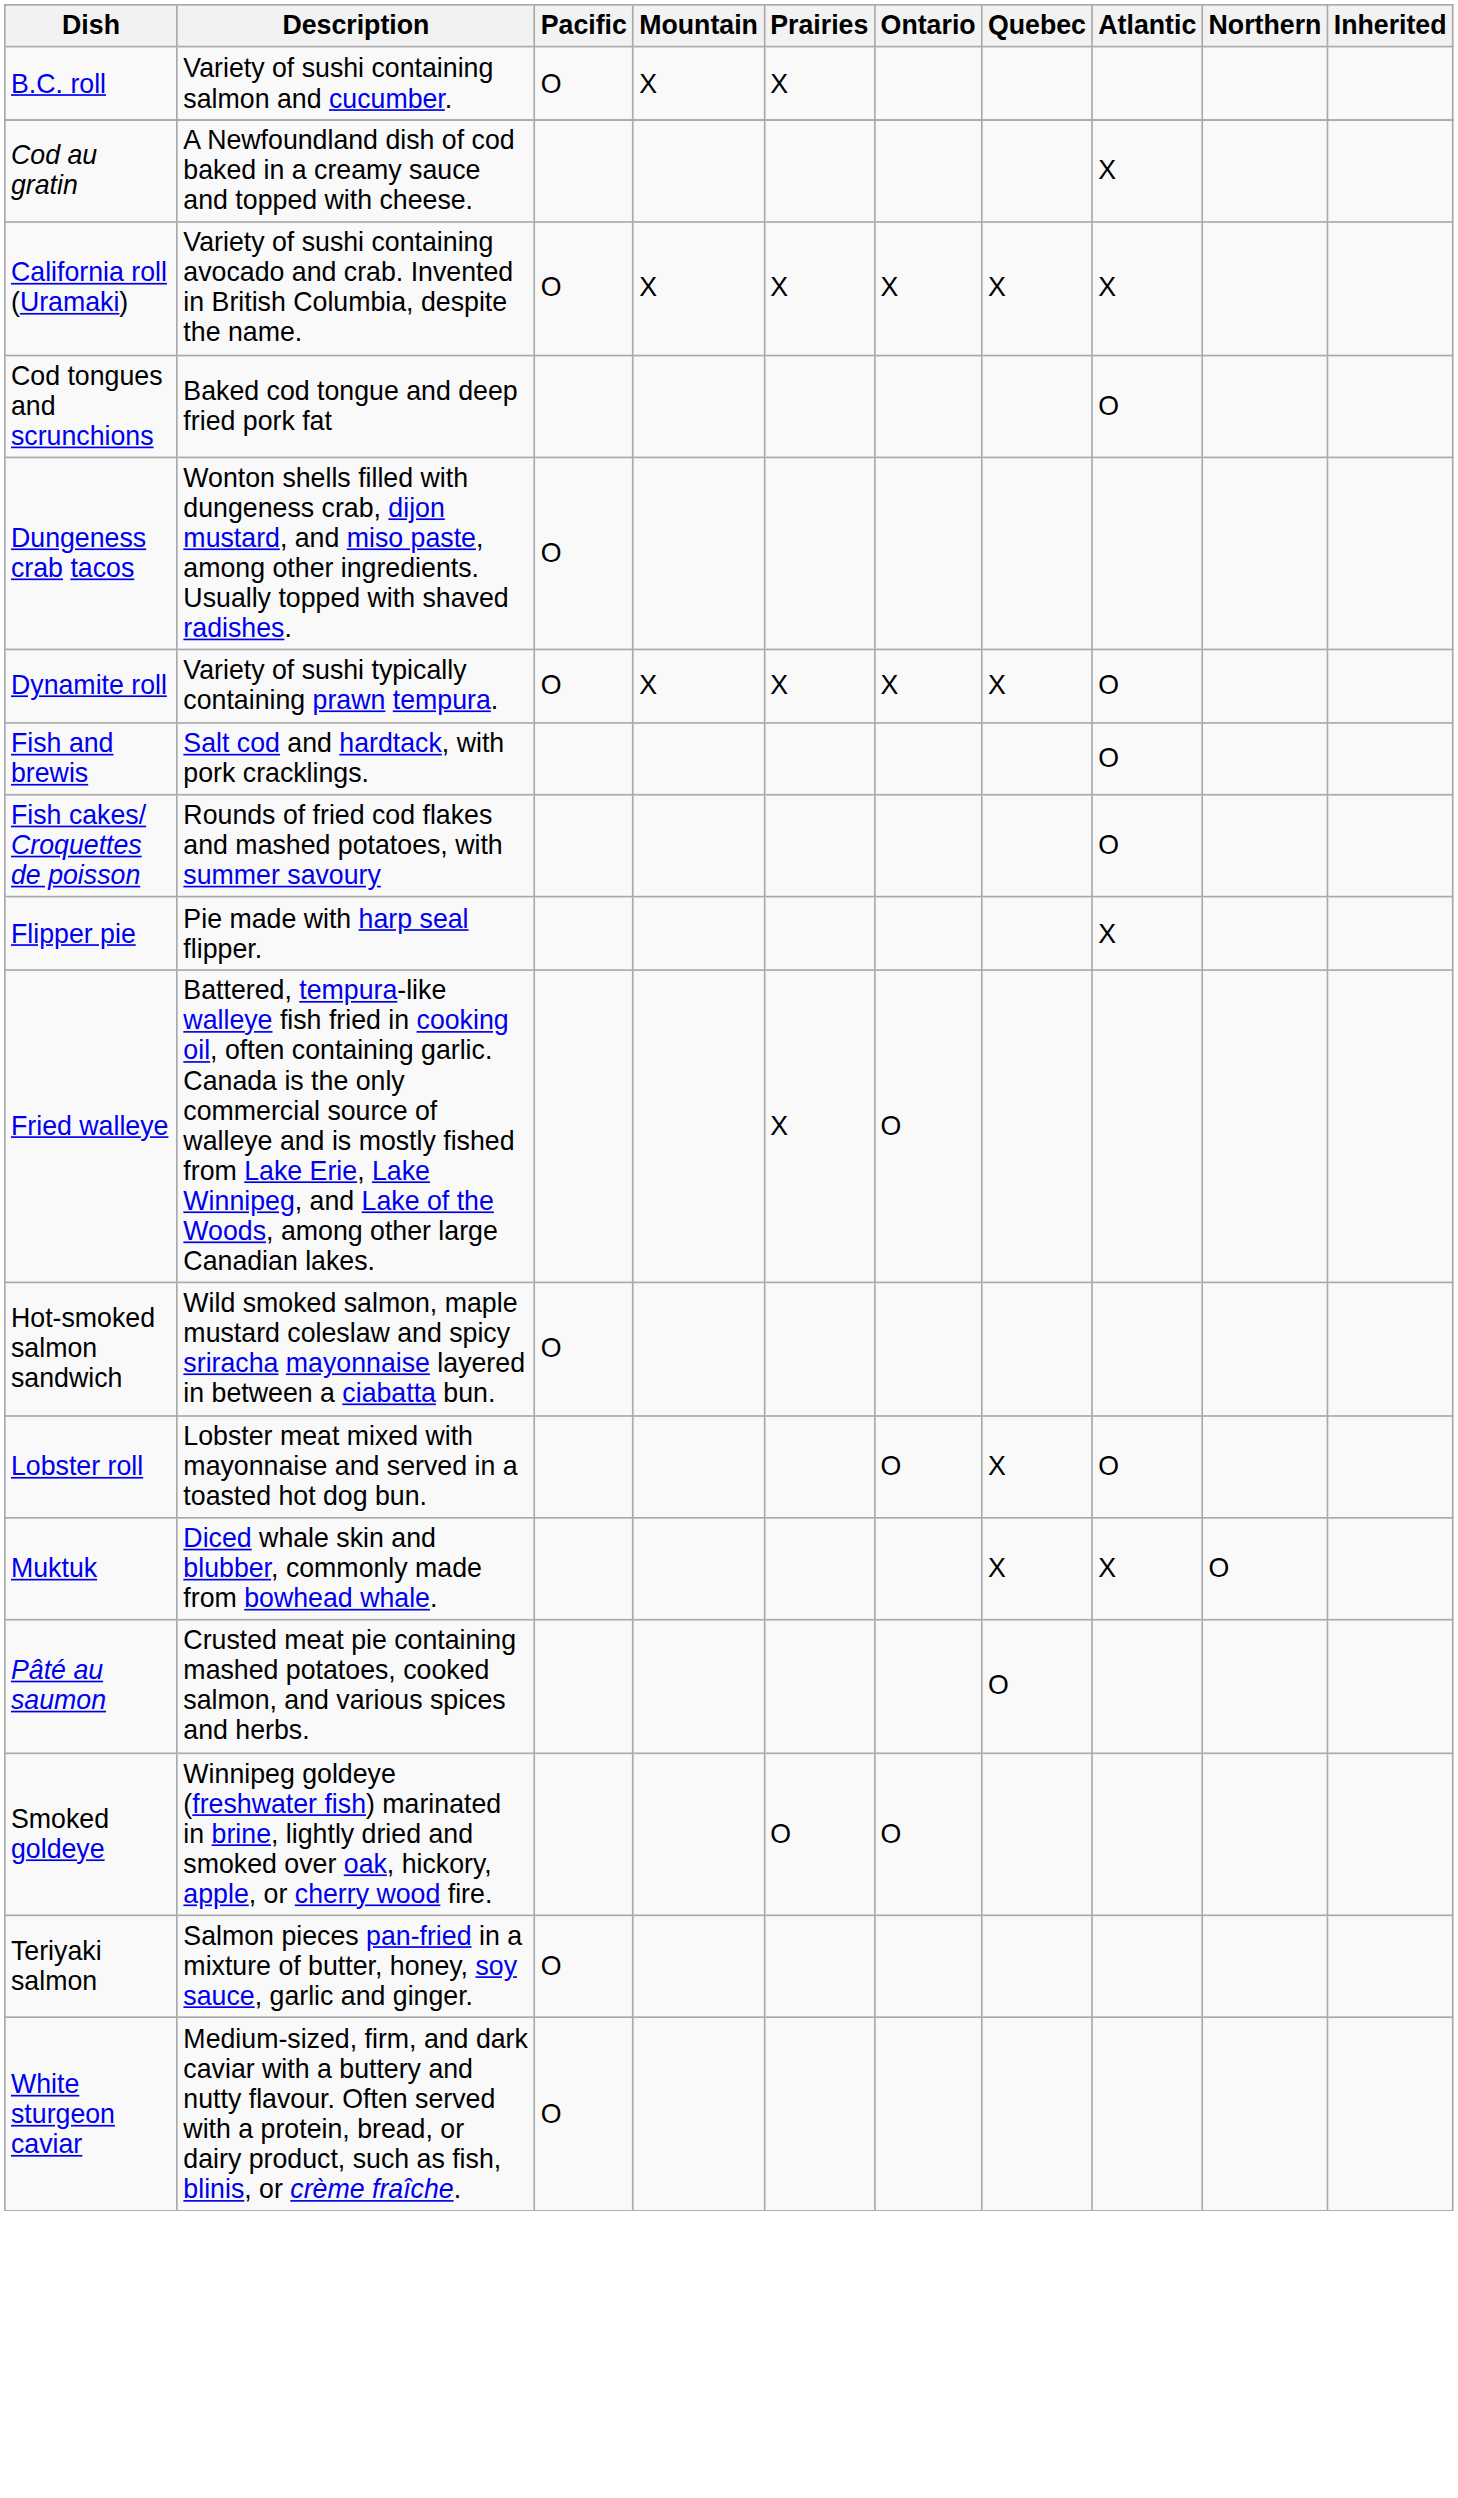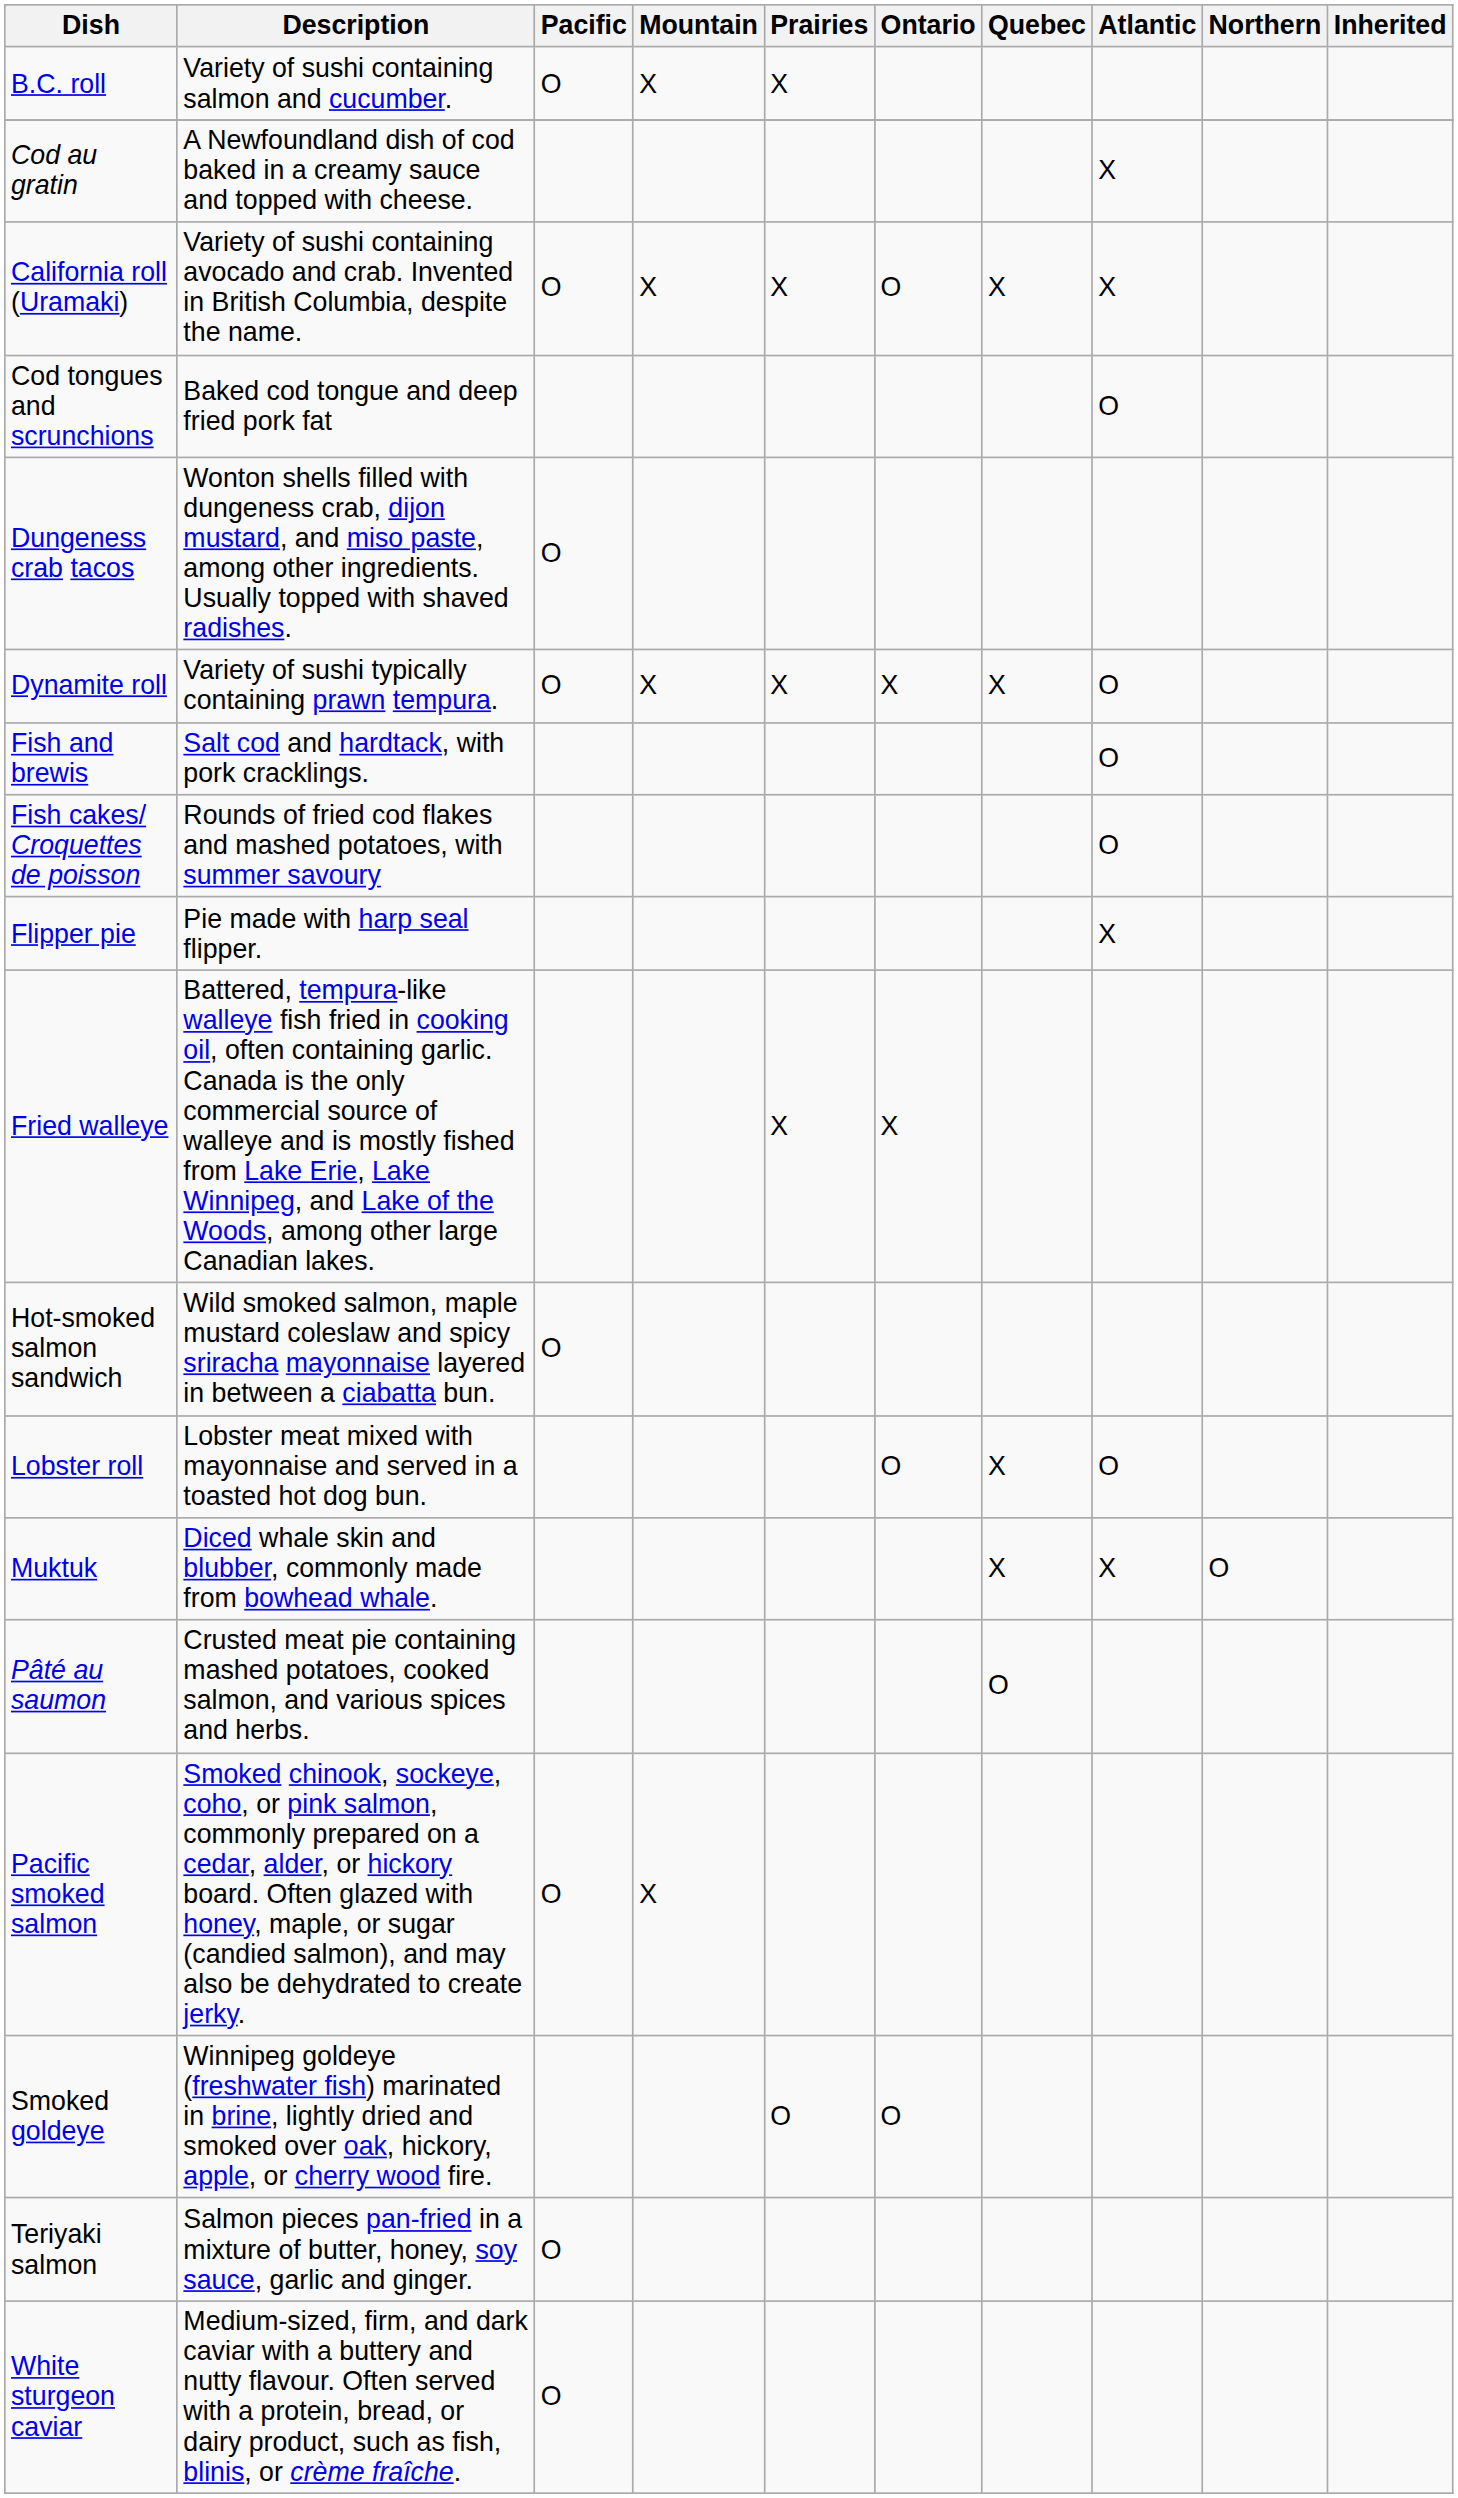(890, 288) X -> (891, 288) O
(891, 1125) O -> (890, 1125) X
+ row: (58, 1893)
